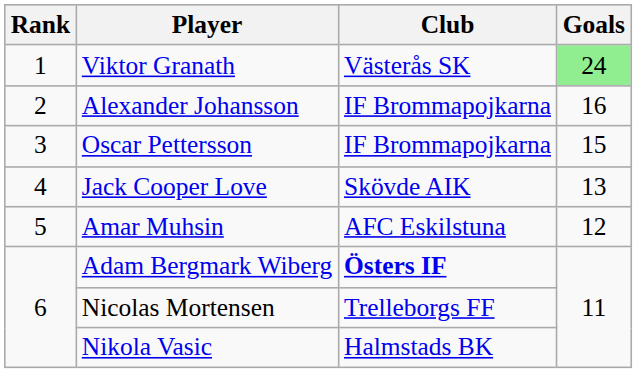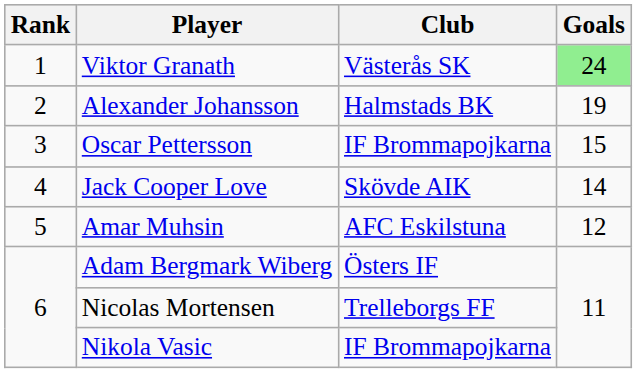(448, 105) IF Brommapojkarna -> (419, 105) Halmstads BK
(594, 105) 16 -> (594, 105) 19
(594, 186) 13 -> (594, 186) 14
(395, 266) bold -> (391, 266) normal
(419, 347) Halmstads BK -> (448, 347) IF Brommapojkarna
